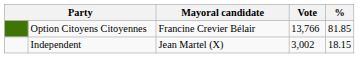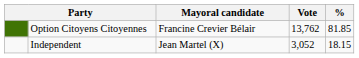(305, 28) 13,766 -> (305, 28) 13,762
(303, 45) 3,002 -> (303, 45) 3,052
